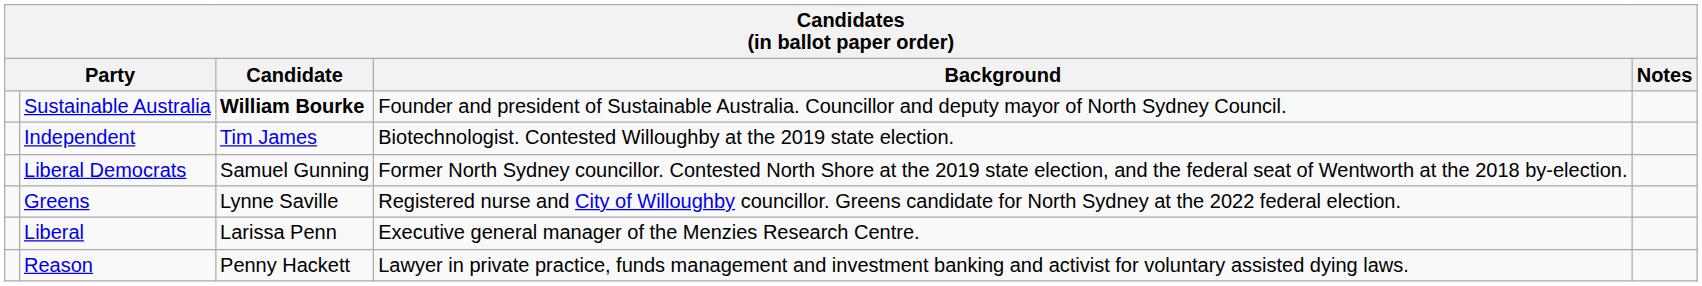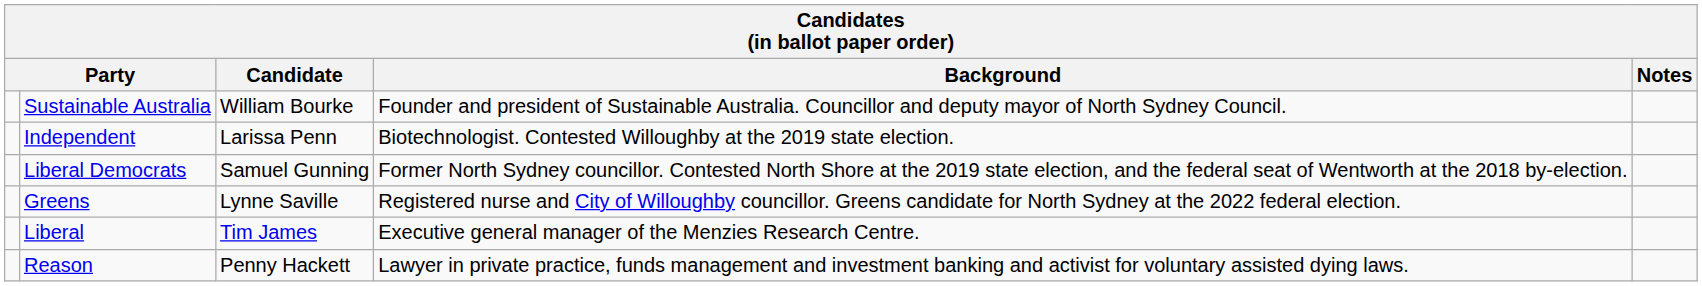(292, 106) bold -> (287, 106) normal
(269, 138) Tim James -> (278, 138) Larissa Penn
(278, 233) Larissa Penn -> (269, 233) Tim James
